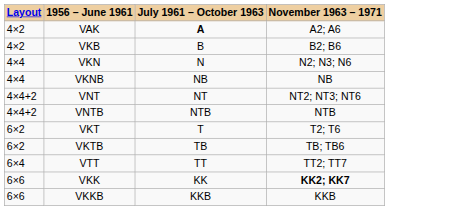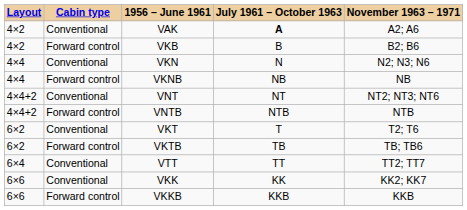+ column: (83, 12)
(325, 180) bold -> (403, 180) normal
